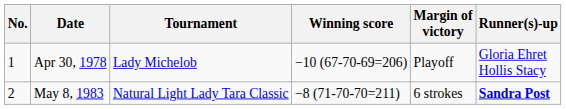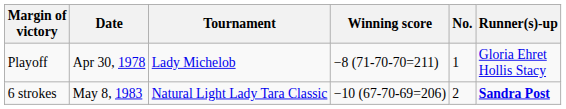columns swapped: (18, 24) <-> (443, 24)
(351, 62) −10 (67-70-69=206) -> (386, 62) −8 (71-70-70=211)
(347, 93) −8 (71-70-70=211) -> (390, 93) −10 (67-70-69=206)
